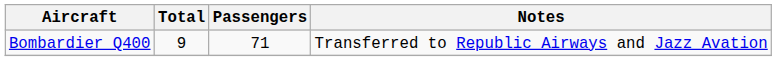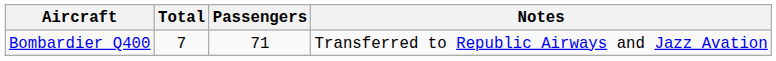(182, 43) 9 -> (182, 43) 7
